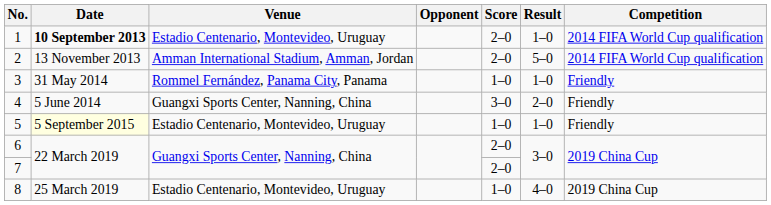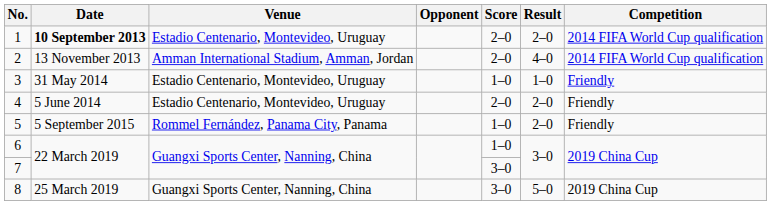(543, 37) 1–0 -> (543, 37) 2–0
(543, 59) 5–0 -> (543, 59) 4–0
(270, 80) Rommel Fernández, Panama City, Panama -> (269, 80) Estadio Centenario, Montevideo, Uruguay
(262, 102) Guangxi Sports Center, Nanning, China -> (269, 102) Estadio Centenario, Montevideo, Uruguay
(501, 102) 3–0 -> (501, 102) 2–0
(84, 124) lightyellow background -> (84, 124) no background
(269, 124) Estadio Centenario, Montevideo, Uruguay -> (270, 124) Rommel Fernández, Panama City, Panama
(543, 124) 1–0 -> (543, 124) 2–0
(501, 146) 2–0 -> (501, 146) 1–0
(501, 168) 2–0 -> (501, 168) 3–0
(269, 189) Estadio Centenario, Montevideo, Uruguay -> (262, 189) Guangxi Sports Center, Nanning, China
(501, 189) 1–0 -> (501, 189) 3–0
(543, 189) 4–0 -> (543, 189) 5–0
